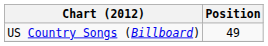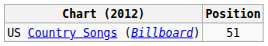(233, 32) 49 -> (233, 32) 51
